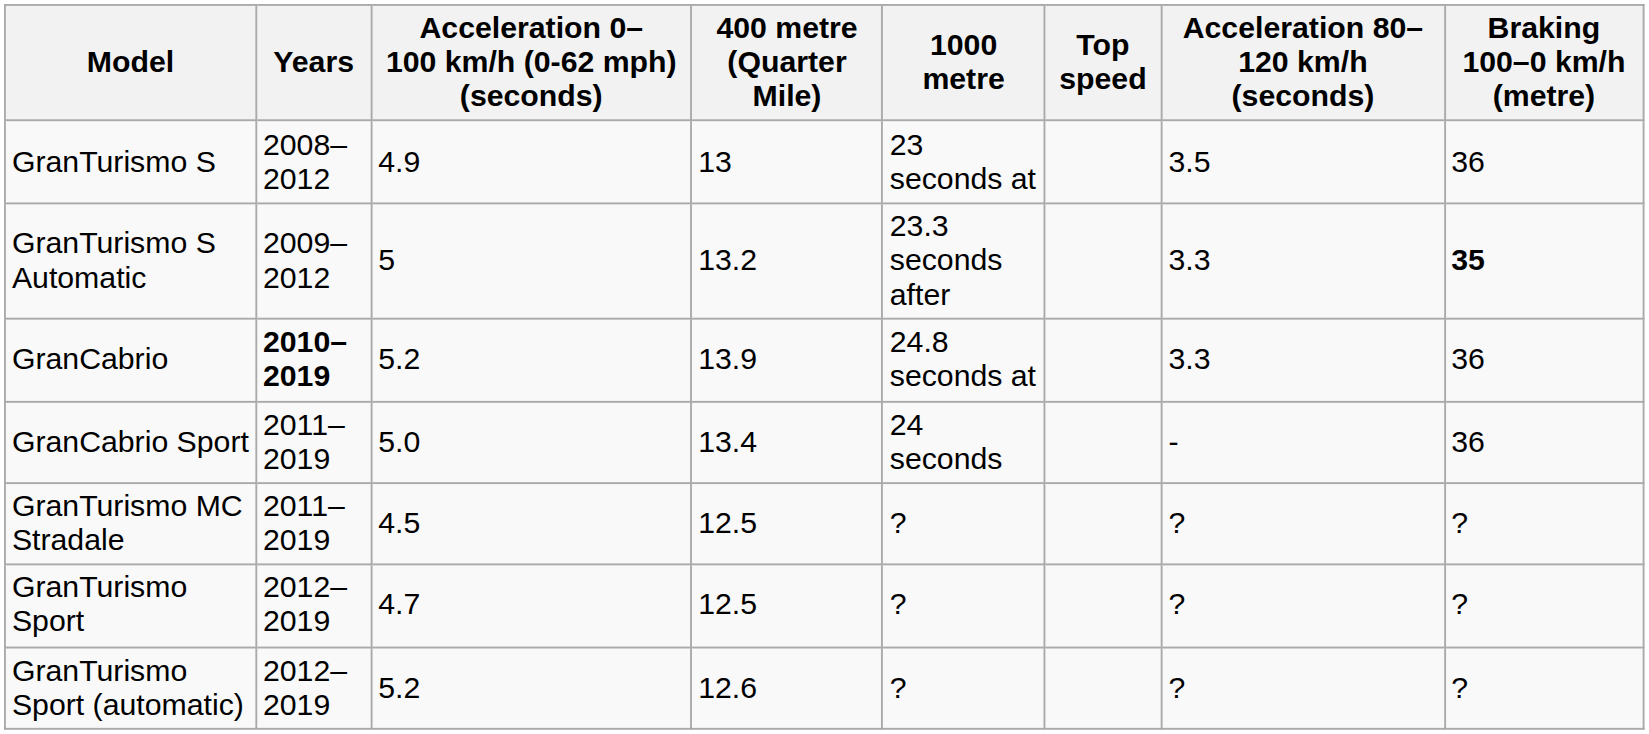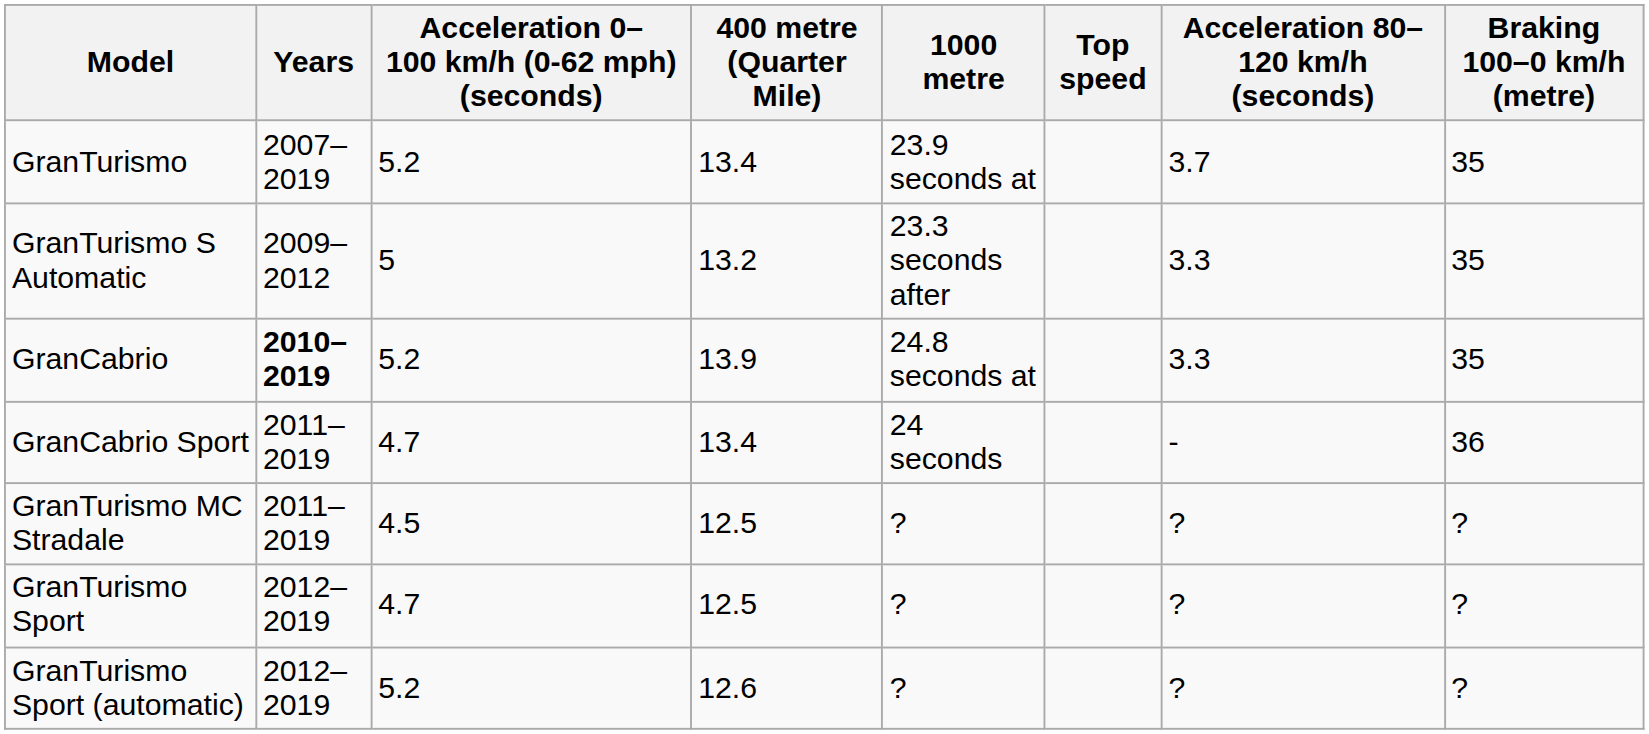+ row: (100, 161)
- row: (114, 161)
(1468, 260) bold -> (1468, 260) normal
(1468, 359) 36 -> (1468, 359) 35
(399, 441) 5.0 -> (399, 441) 4.7
